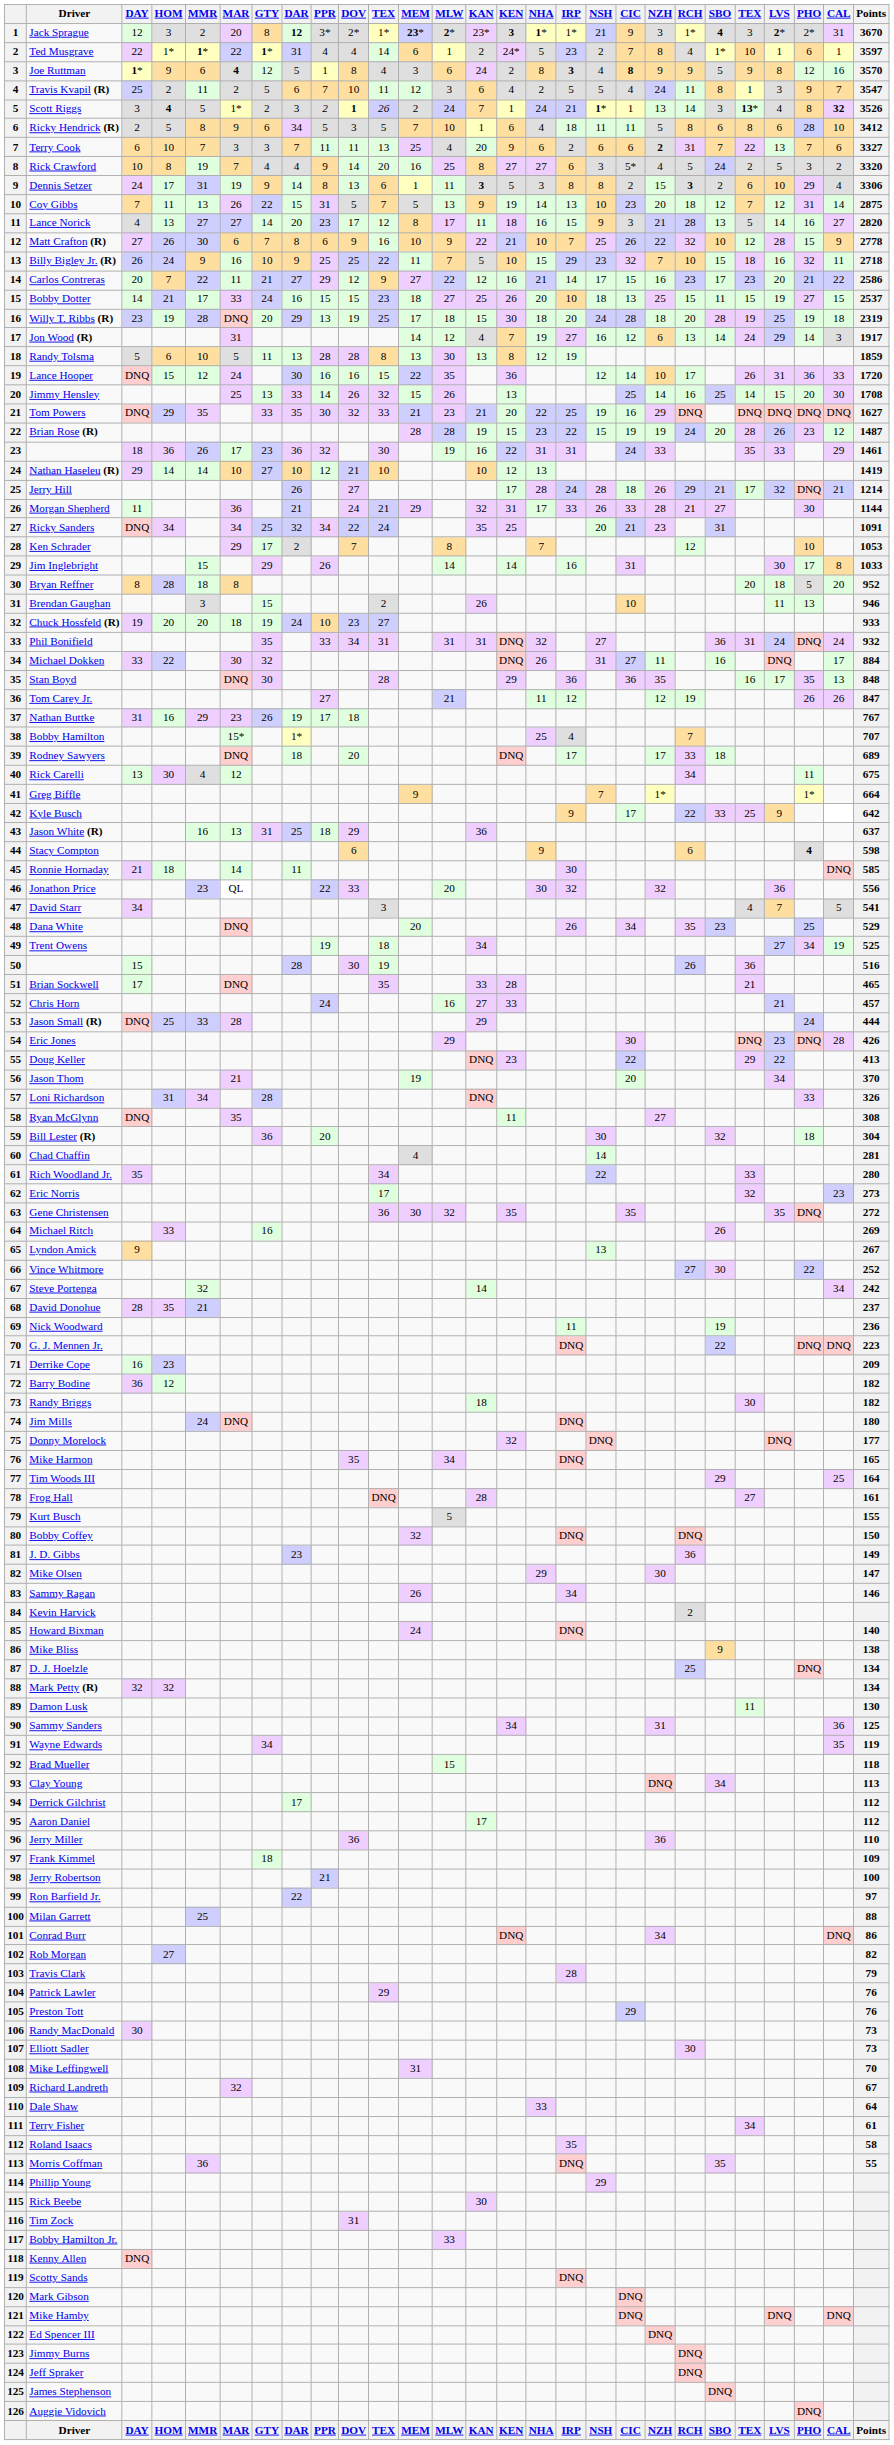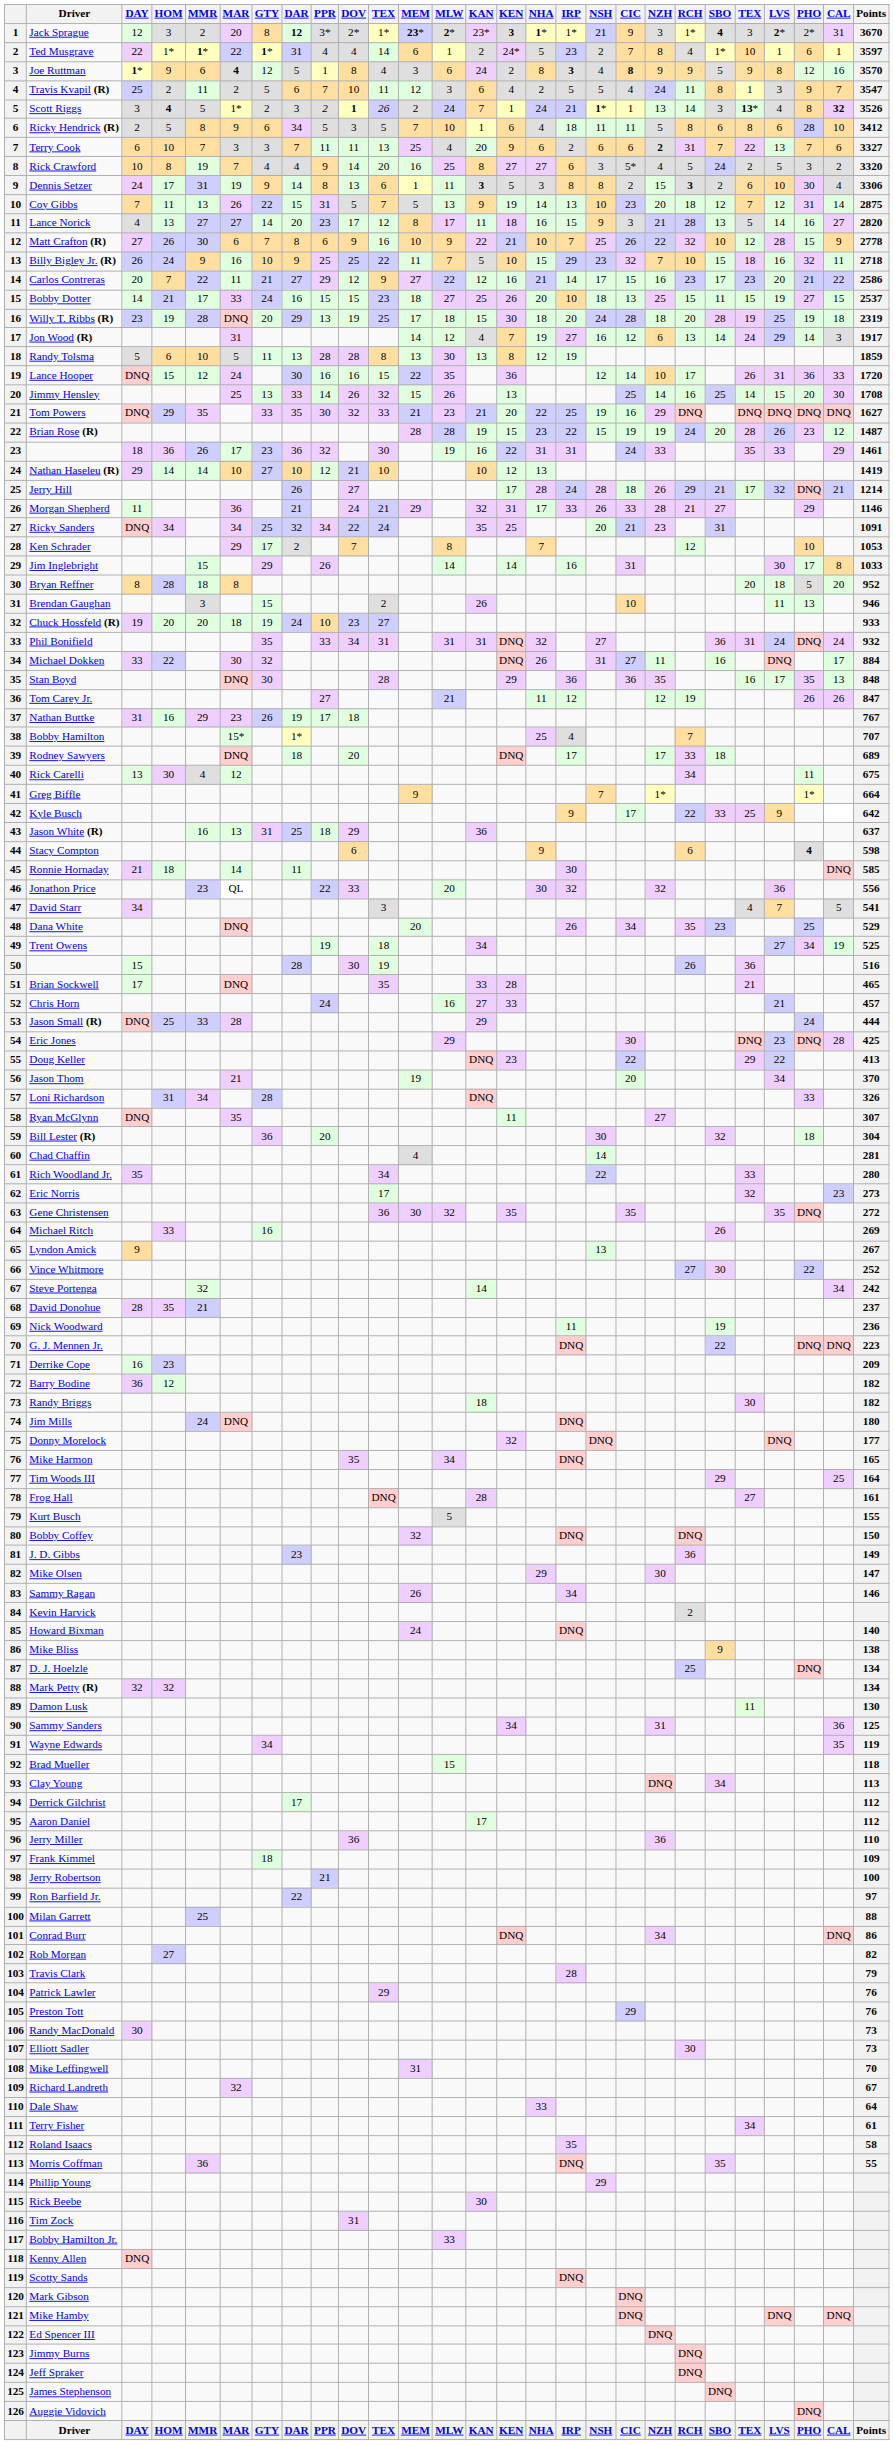(809, 185) 29 -> (809, 185) 30
(809, 508) 30 -> (809, 508) 29
(871, 508) 1144 -> (871, 508) 1146
(871, 1041) 426 -> (871, 1041) 425
(871, 1117) 308 -> (871, 1117) 307
